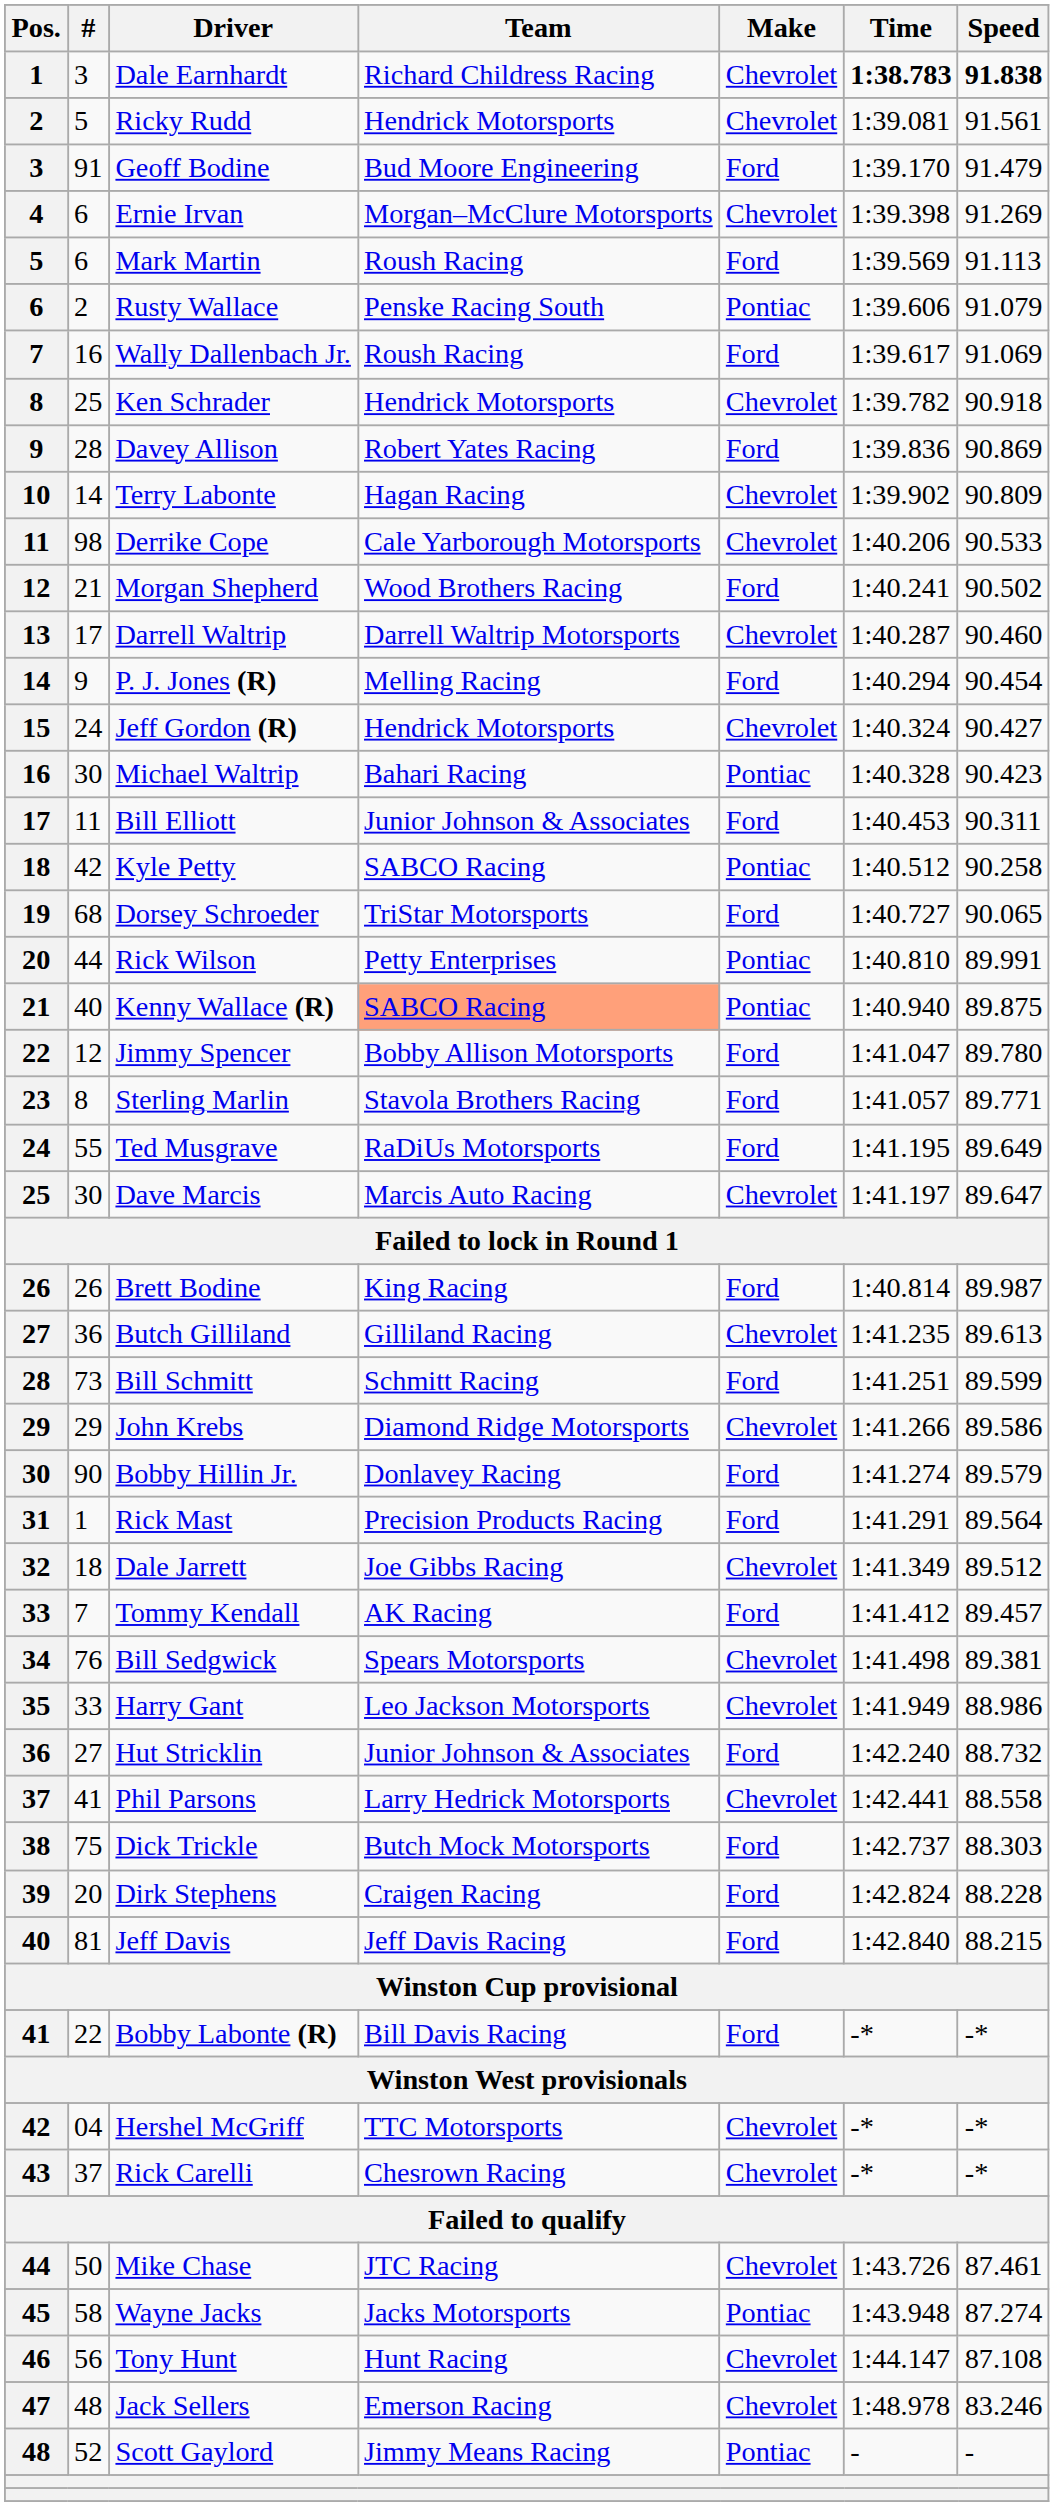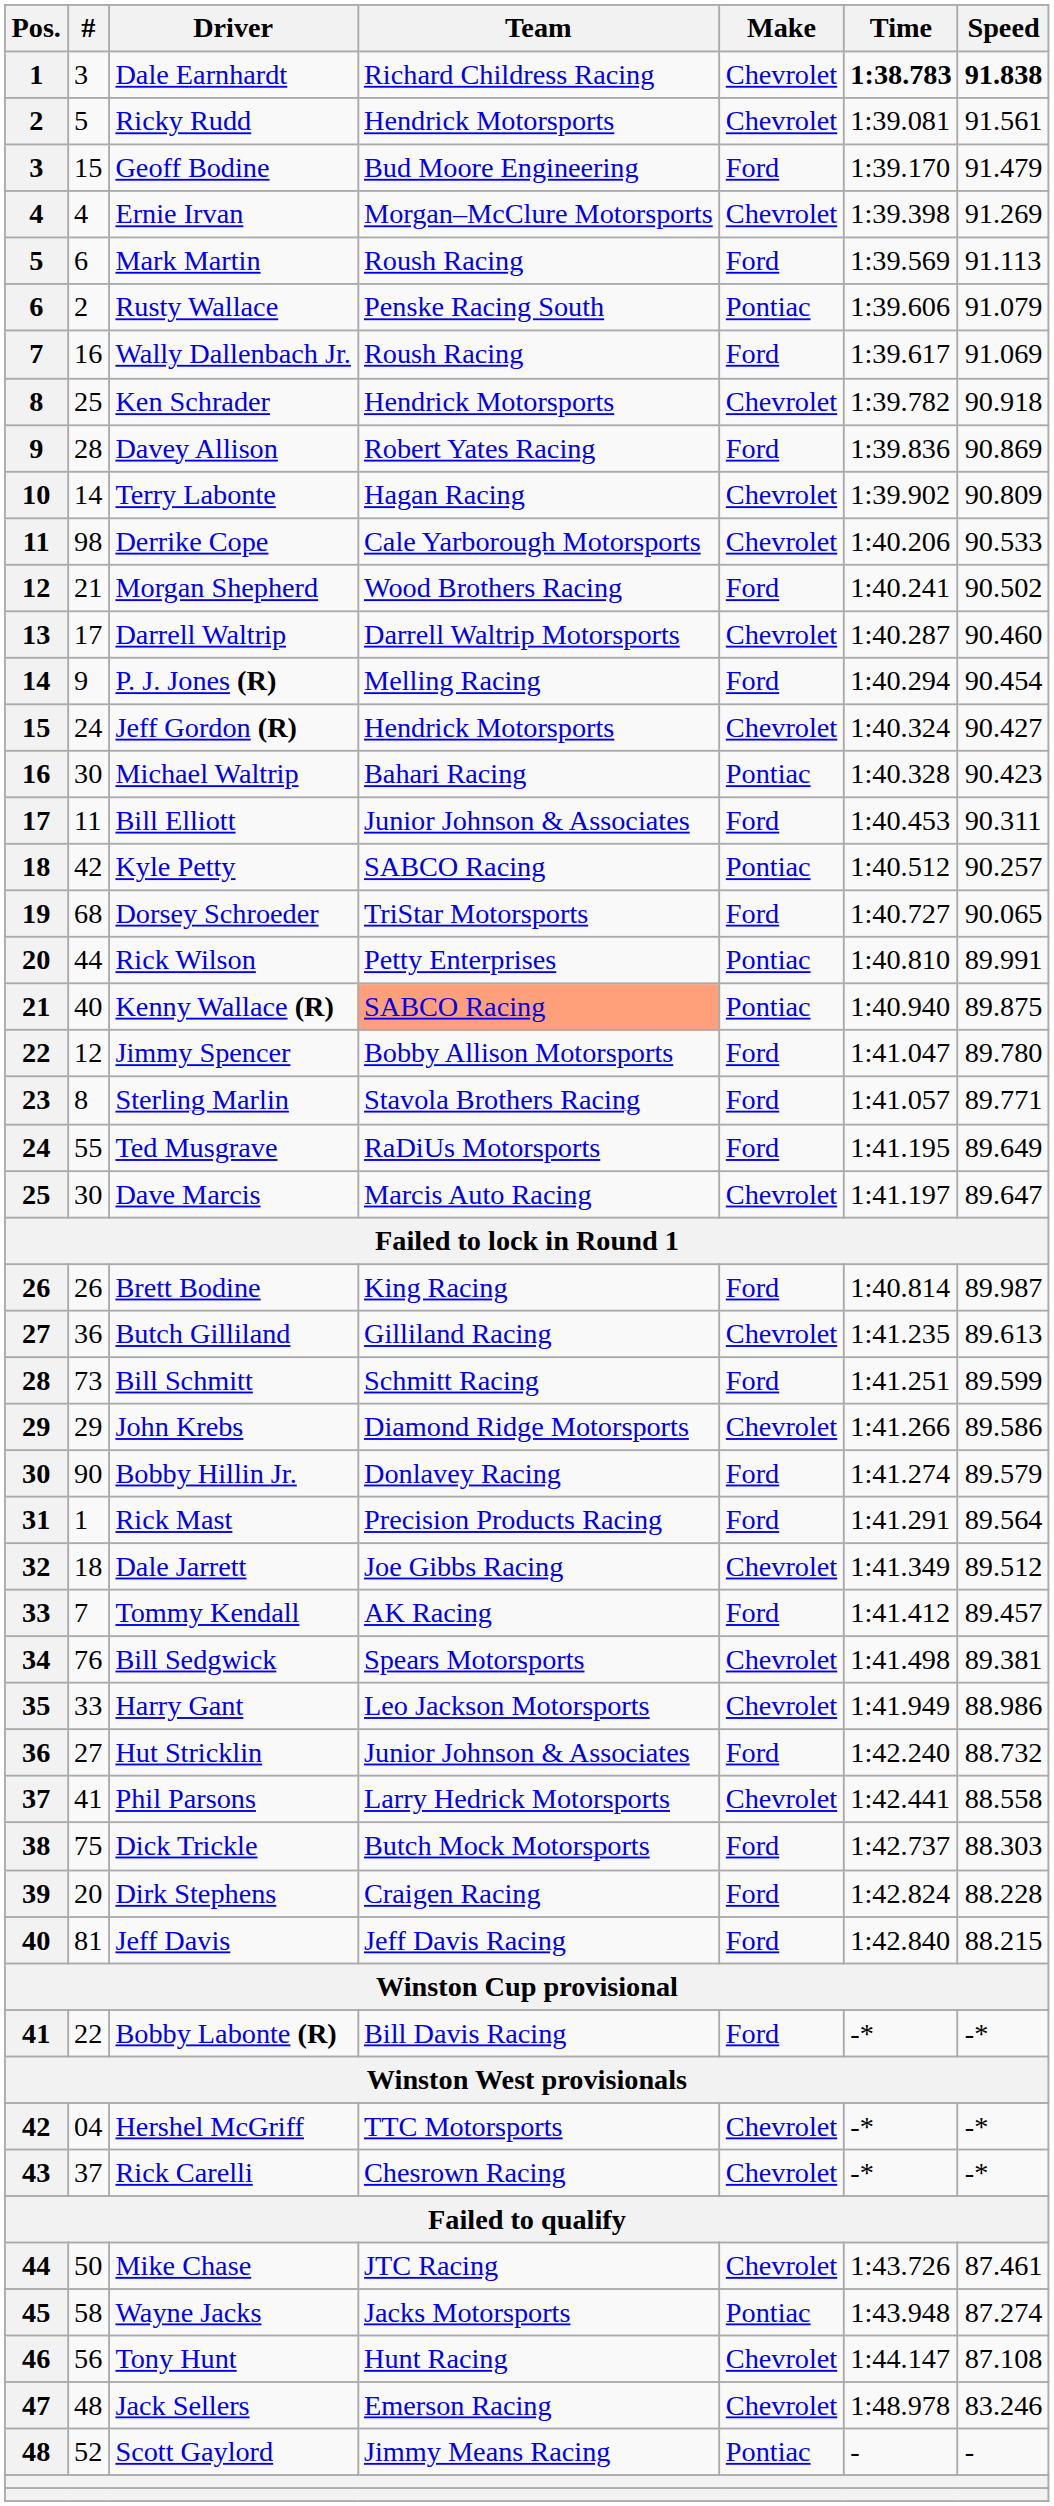(88, 167) 91 -> (88, 167) 15
(81, 214) 6 -> (81, 214) 4
(1004, 867) 90.258 -> (1004, 867) 90.257
